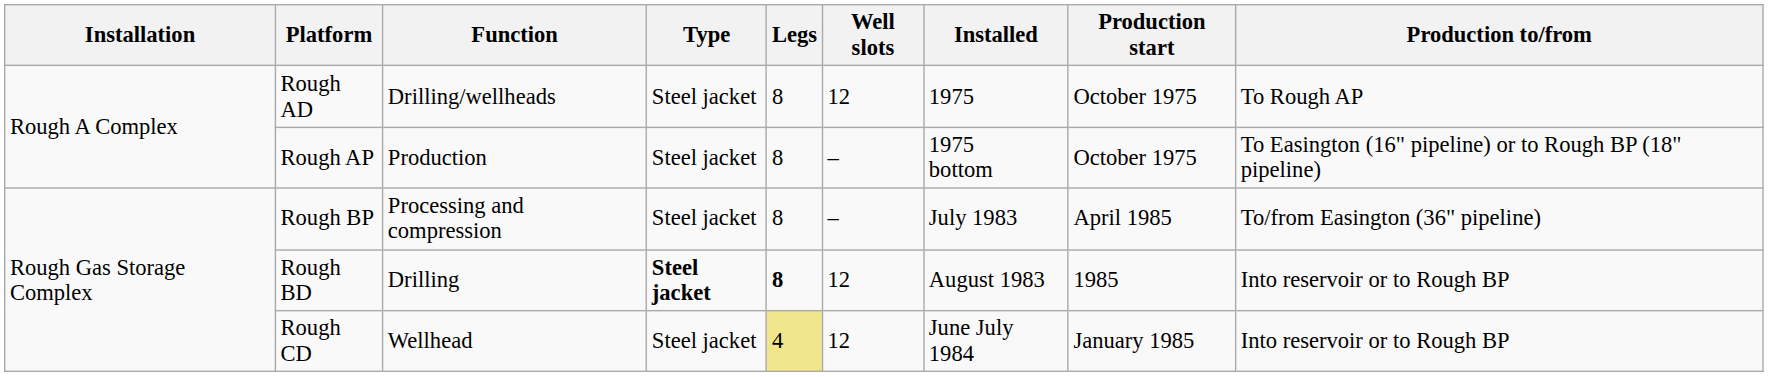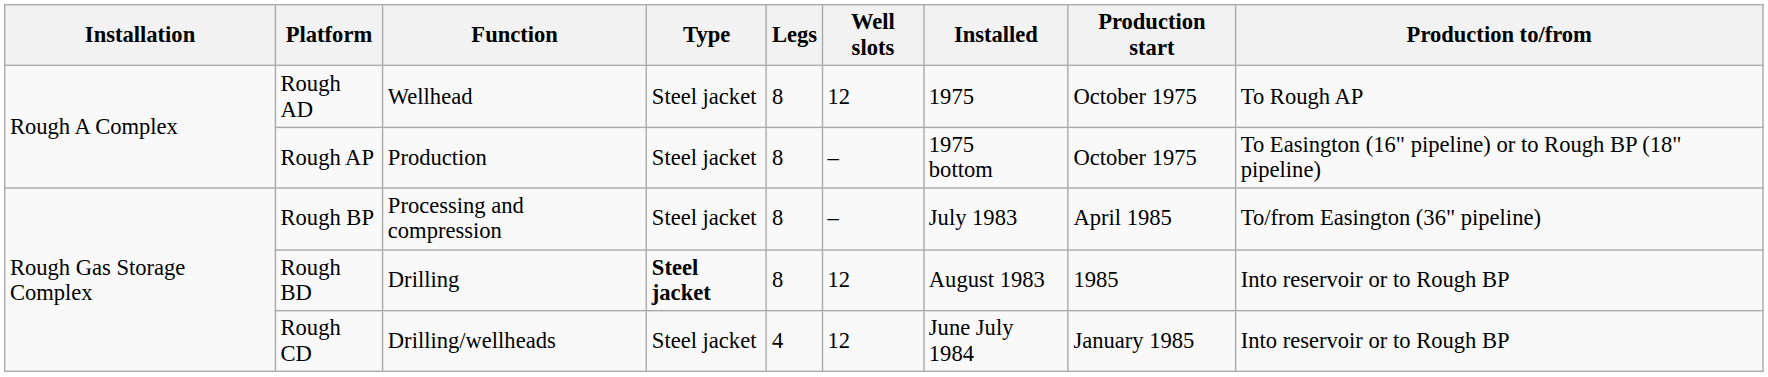(472, 96) Drilling/wellheads -> (430, 96) Wellhead
(778, 279) bold -> (778, 279) normal
(430, 340) Wellhead -> (472, 340) Drilling/wellheads
(778, 340) khaki background -> (778, 340) no background
